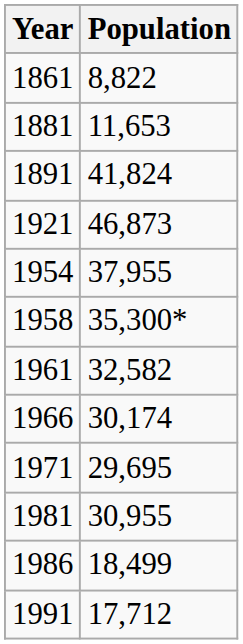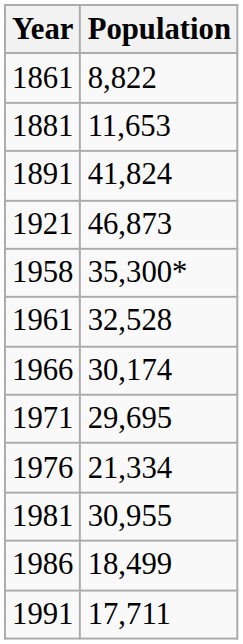- row: (43, 272)
(130, 369) 32,582 -> (130, 321) 32,528
+ row: (43, 467)
(130, 613) 17,712 -> (129, 613) 17,711
